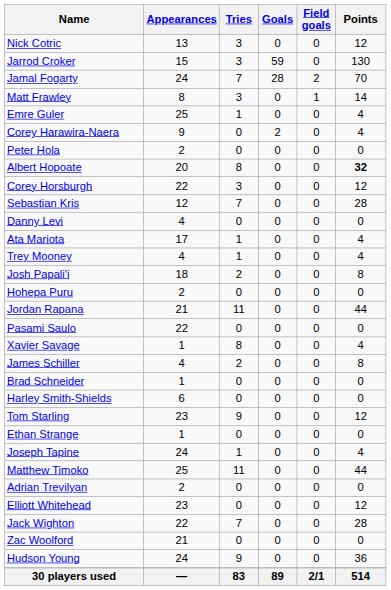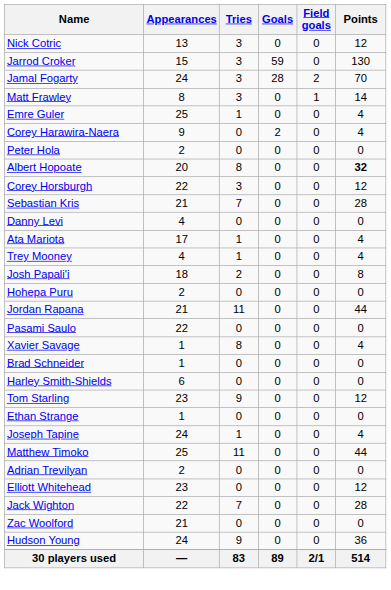(239, 79) 7 -> (239, 79) 3
(182, 203) 12 -> (182, 203) 21
- row: (43, 363)
